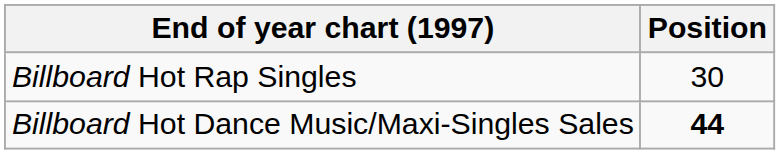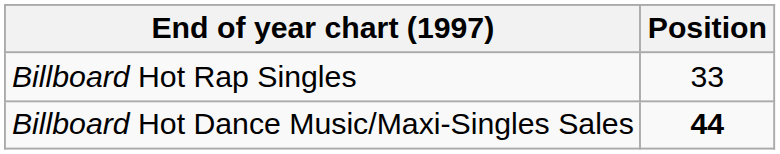(707, 76) 30 -> (707, 76) 33
